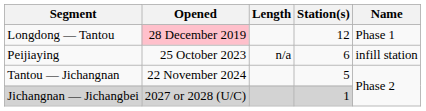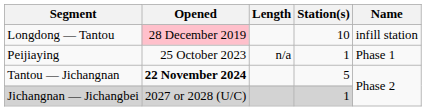(343, 34) 12 -> (343, 34) 10
(375, 34) Phase 1 -> (387, 34) infill station
(346, 55) 6 -> (347, 55) 1
(387, 55) infill station -> (375, 55) Phase 1
(197, 75) normal -> (195, 75) bold
